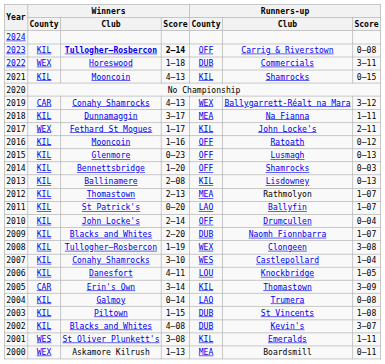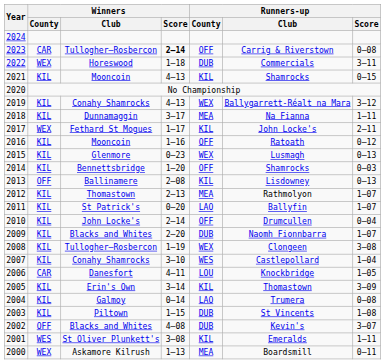(44, 50) KIL -> (44, 50) CAR
(111, 50) bold -> (111, 50) normal
(44, 103) CAR -> (44, 103) KIL
(206, 155) OFF -> (206, 155) WEX
(44, 182) KIL -> (44, 182) OFF
(44, 274) KIL -> (44, 274) CAR
(44, 287) CAR -> (44, 287) KIL
(44, 326) KIL -> (44, 326) OFF
